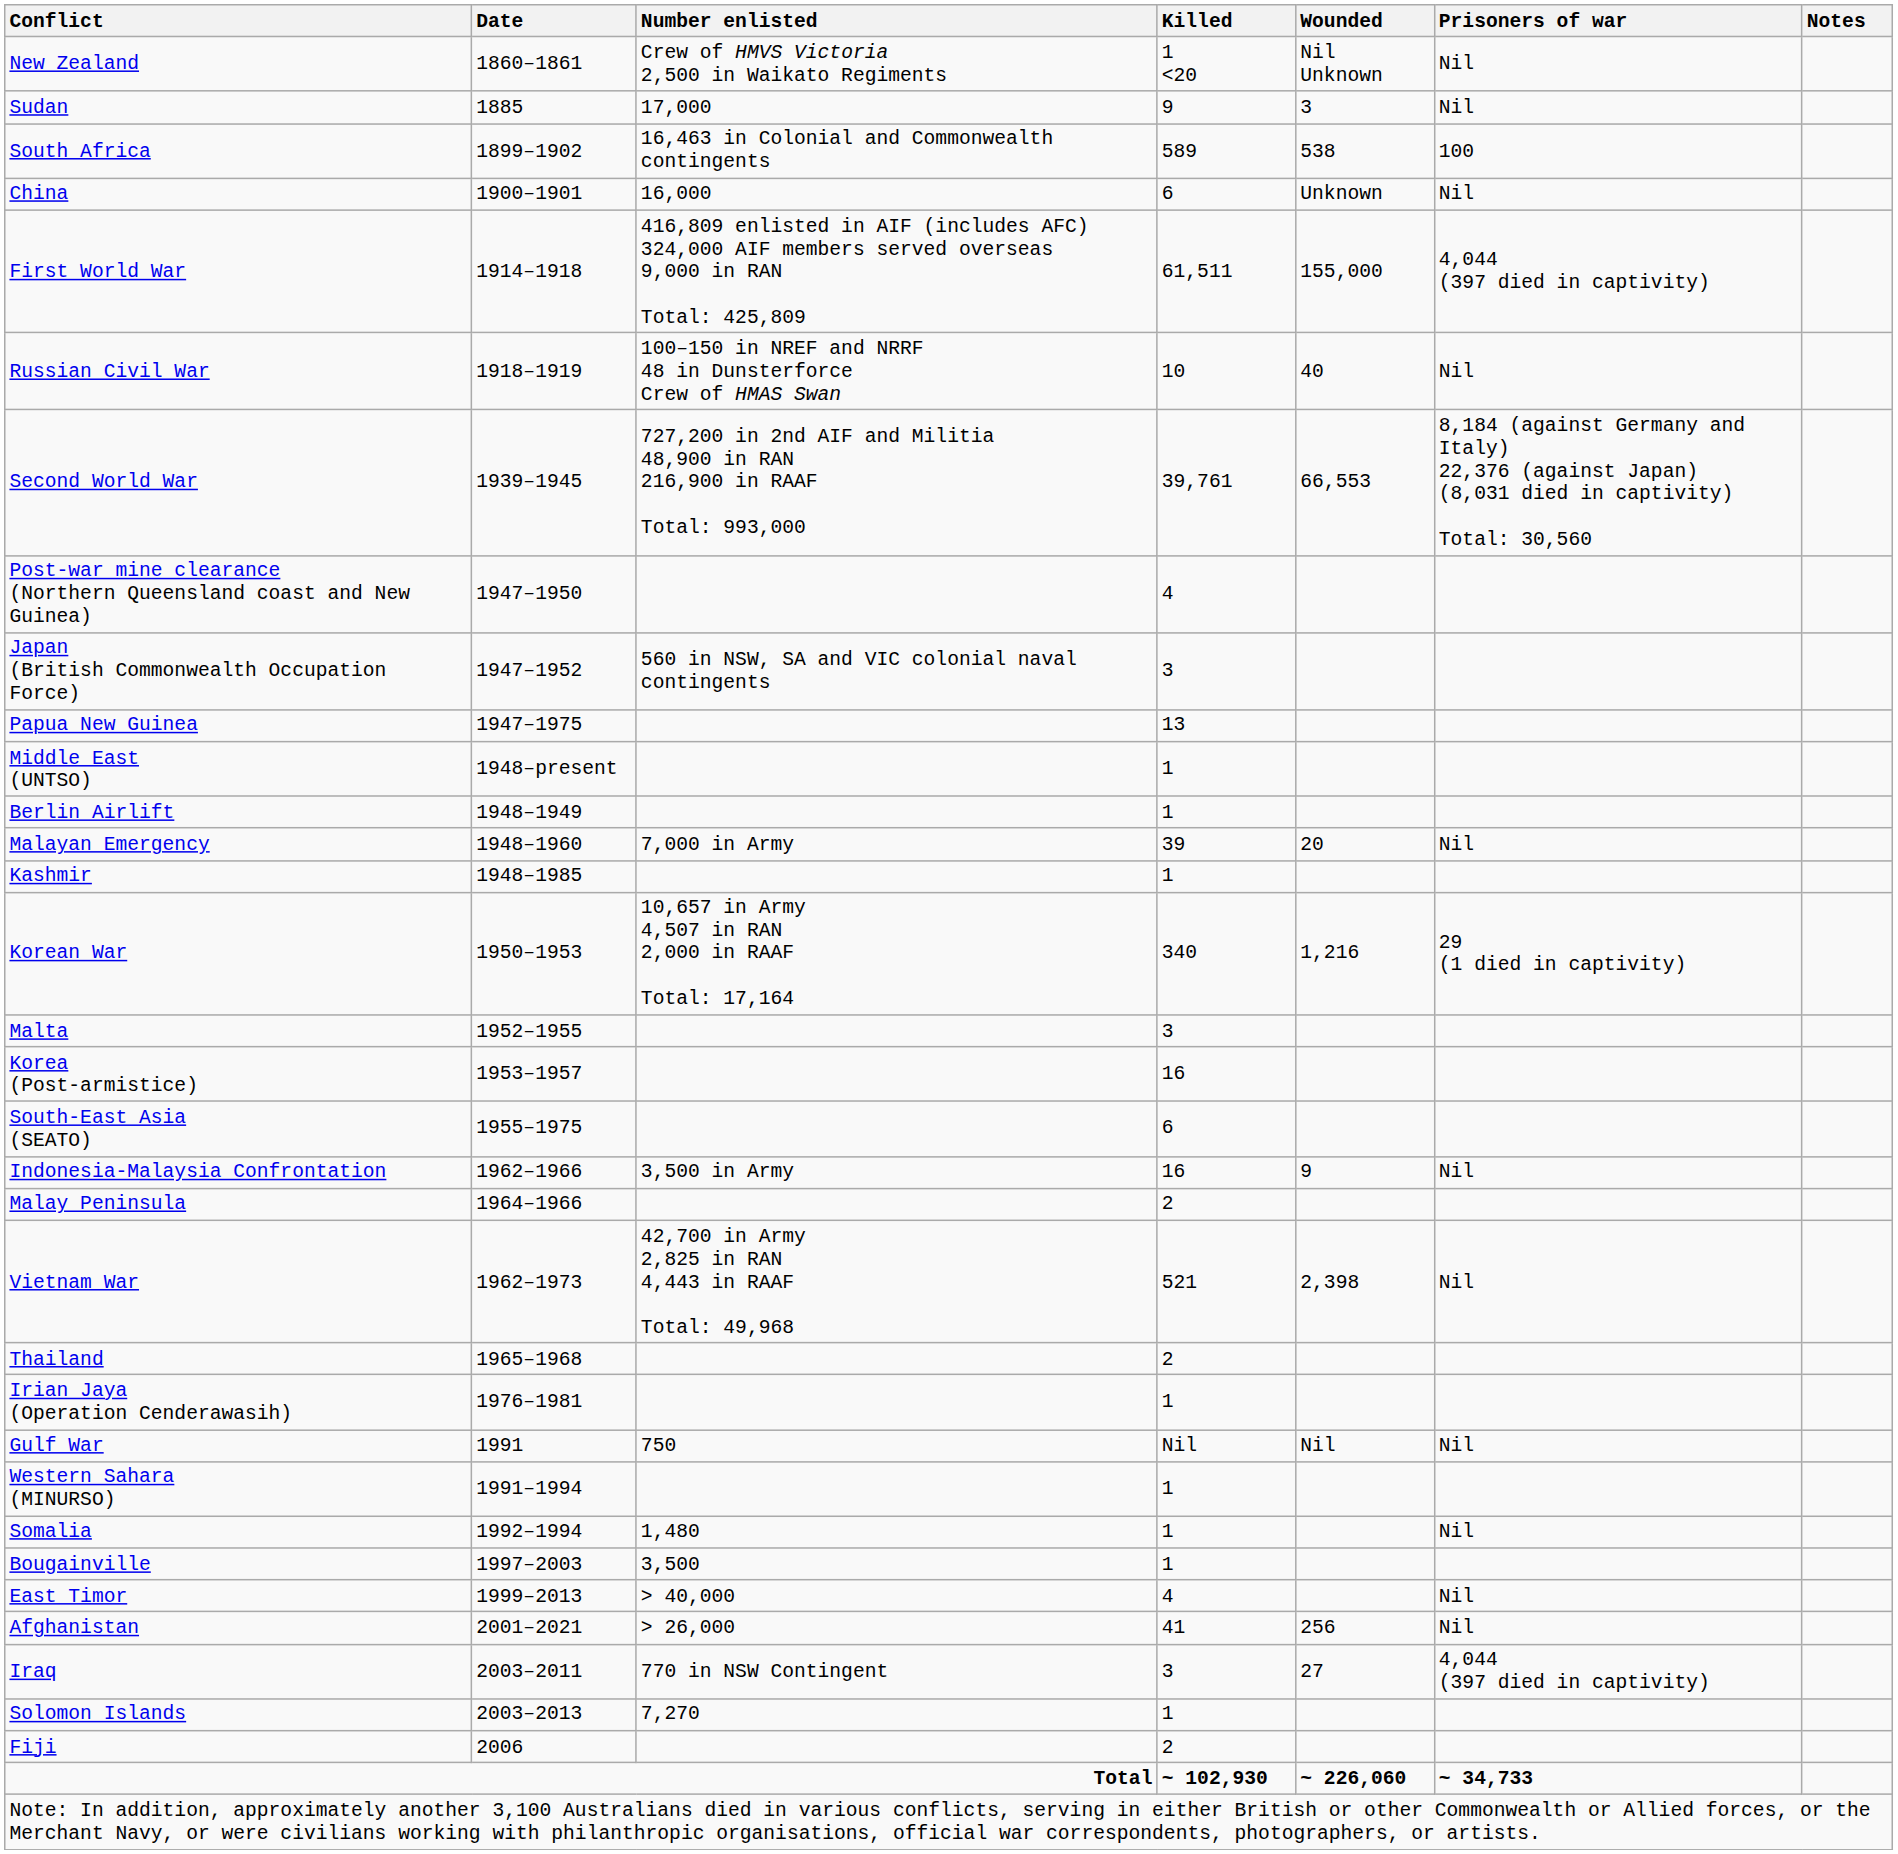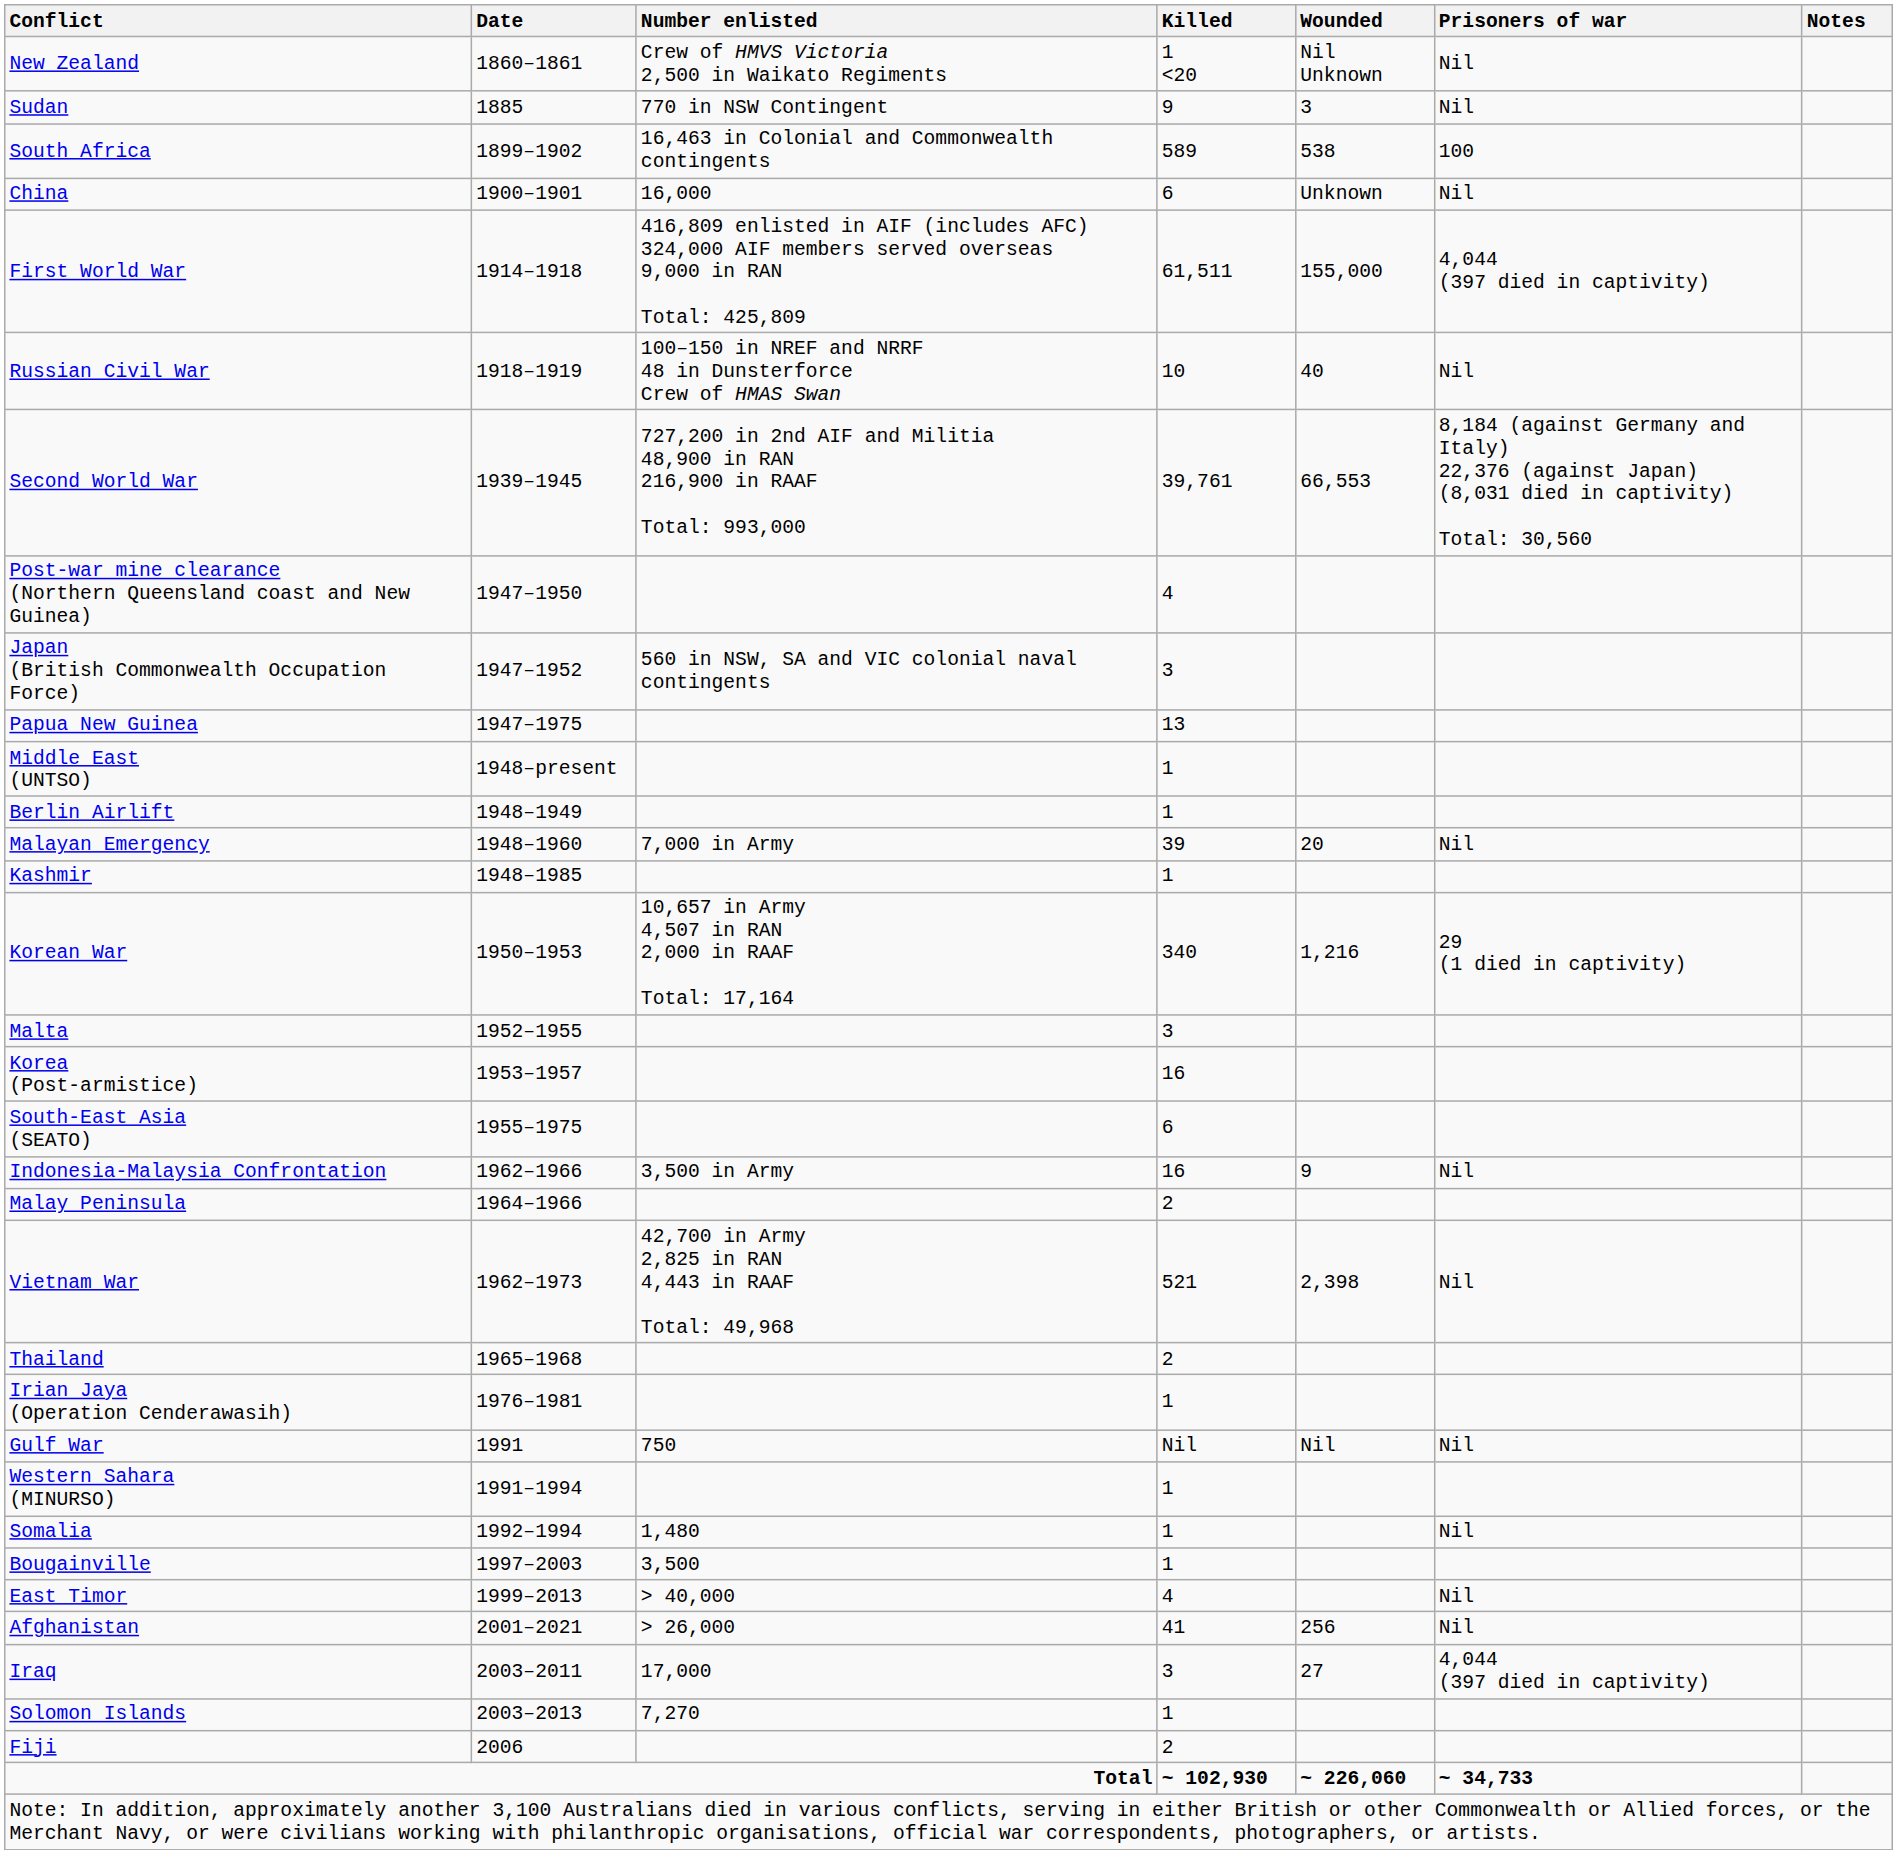(676, 107) 17,000 -> (765, 107) 770 in NSW Contingent
(765, 1671) 770 in NSW Contingent -> (676, 1671) 17,000
